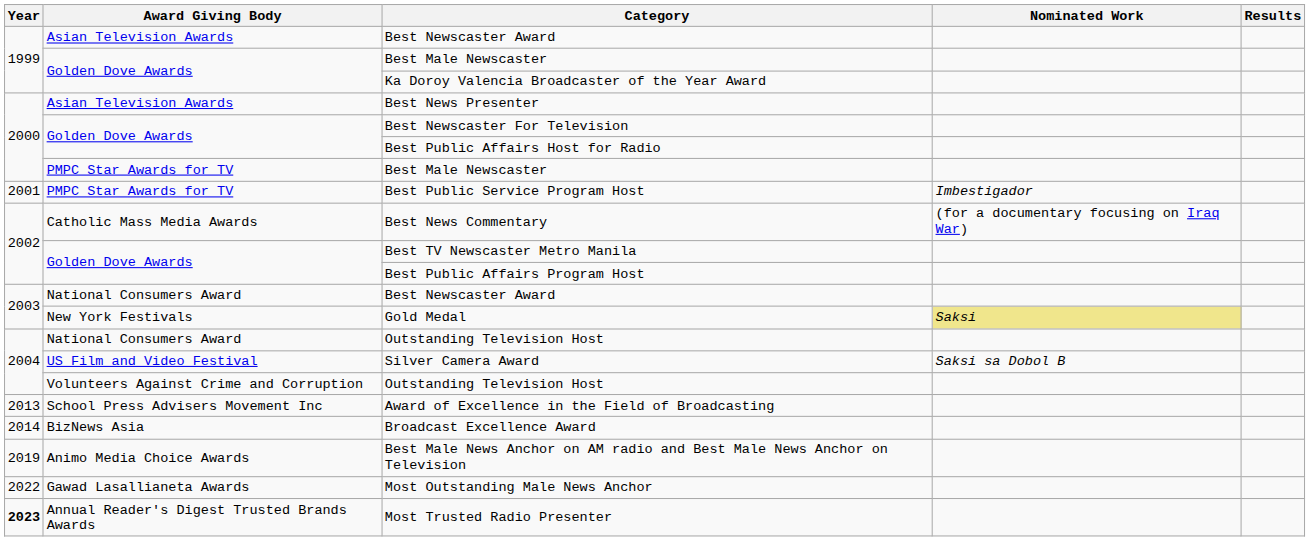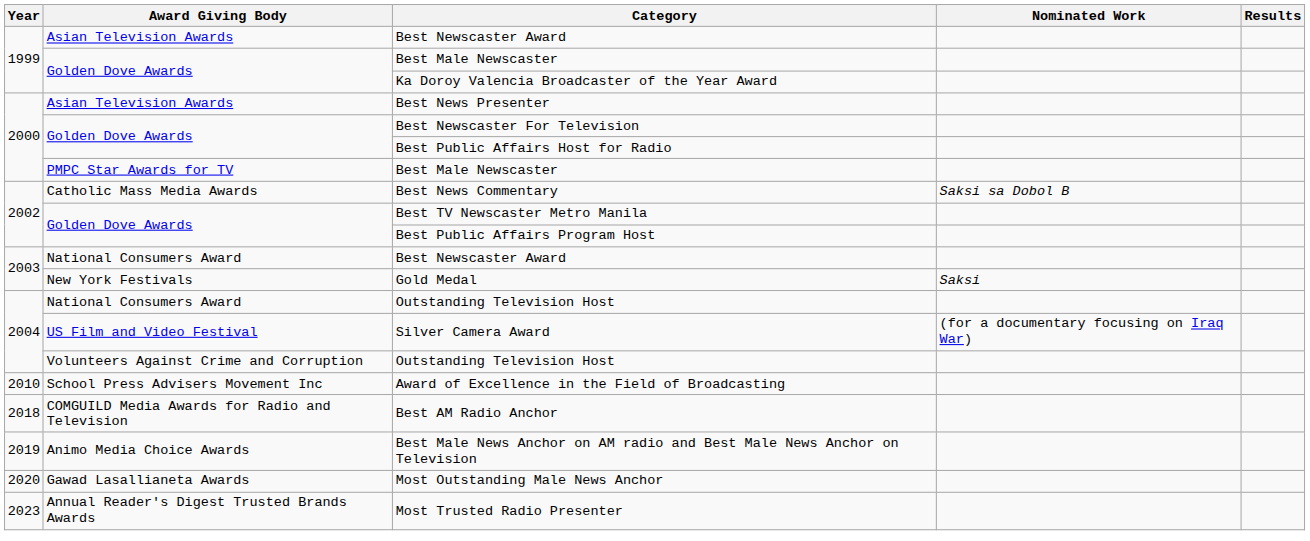- row: (140, 192)
(1078, 222) (for a documentary focusing on Iraq War) -> (1004, 192) Saksi sa Dobol B
(956, 318) khaki background -> (960, 280) no background
(1000, 362) Saksi sa Dobol B -> (1082, 332) (for a documentary focusing on Iraq War)
(24, 406) 2013 -> (24, 384) 2010
- row: (95, 428)
+ row: (189, 414)
(24, 487) 2022 -> (24, 481) 2020
(24, 517) bold -> (24, 511) normal
